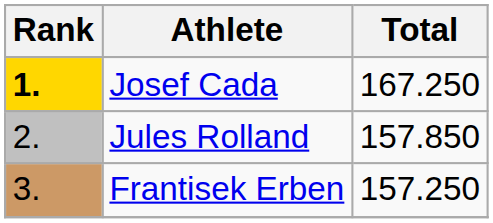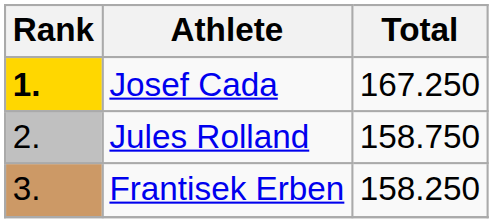(420, 136) 157.850 -> (420, 136) 158.750
(420, 189) 157.250 -> (420, 189) 158.250
